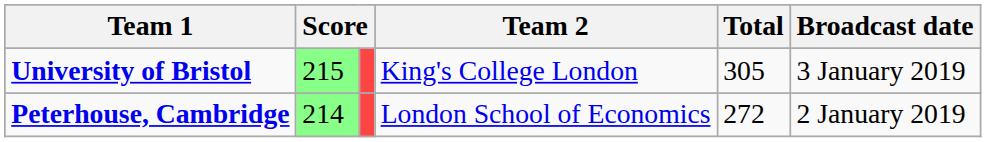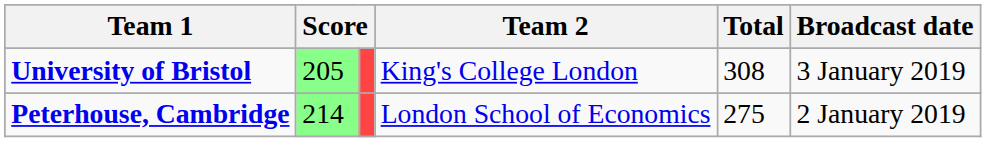(323, 70) 215 -> (323, 70) 205
(744, 70) 305 -> (744, 70) 308
(744, 114) 272 -> (744, 114) 275
